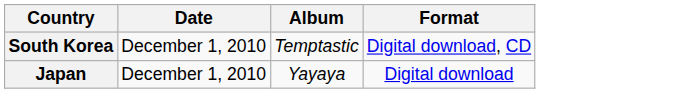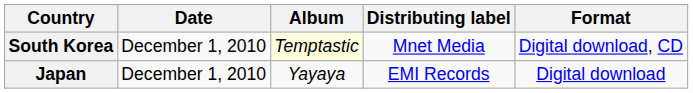+ column: (439, 18)
(317, 46) no background -> (317, 46) lightyellow background
